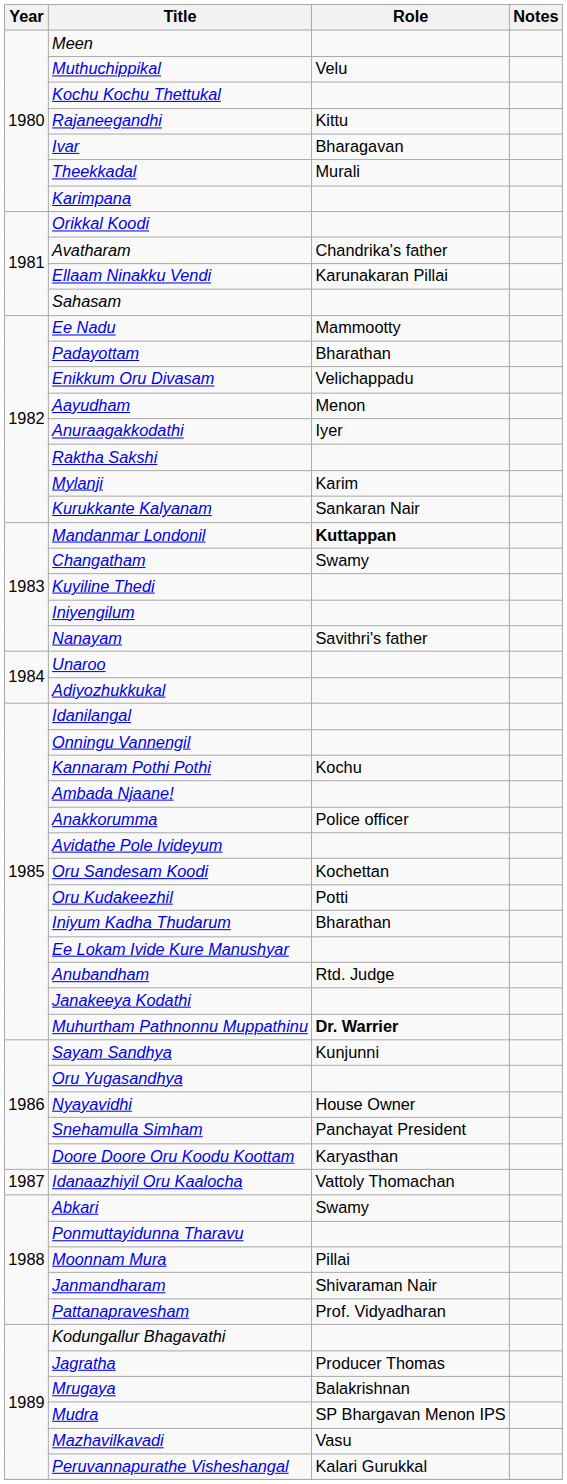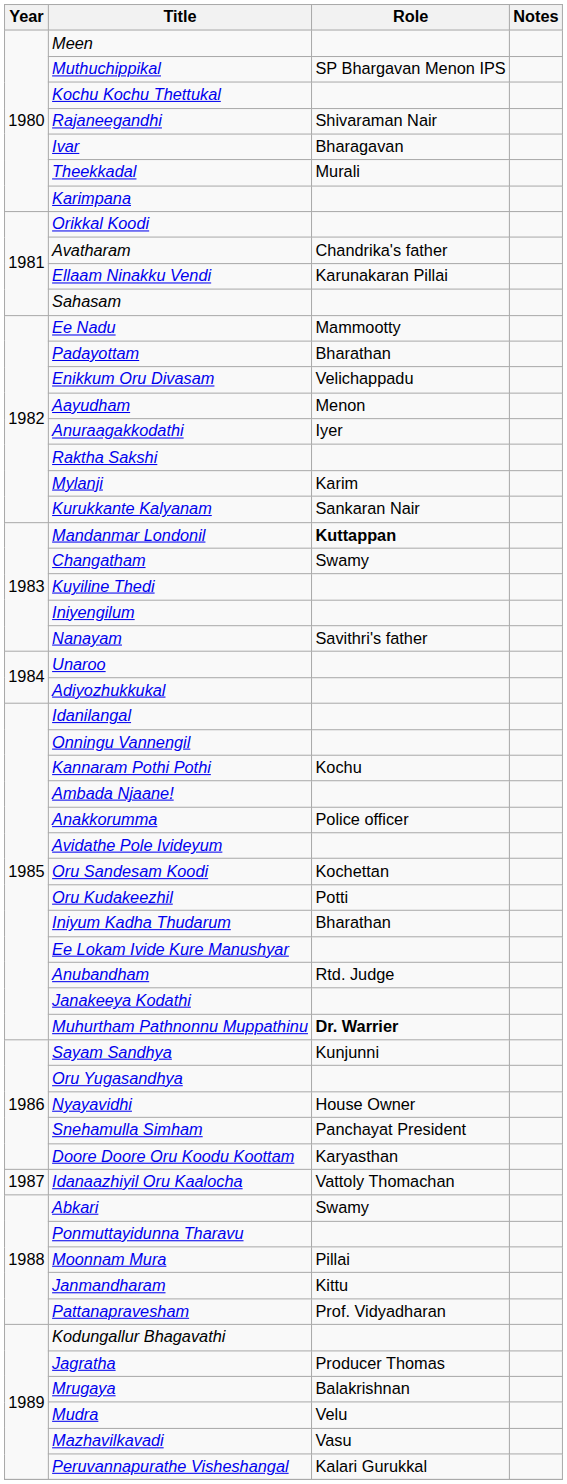(331, 69) Velu -> (411, 69) SP Bhargavan Menon IPS
(332, 120) Kittu -> (376, 120) Shivaraman Nair
(376, 1285) Shivaraman Nair -> (332, 1285) Kittu
(411, 1415) SP Bhargavan Menon IPS -> (331, 1415) Velu
